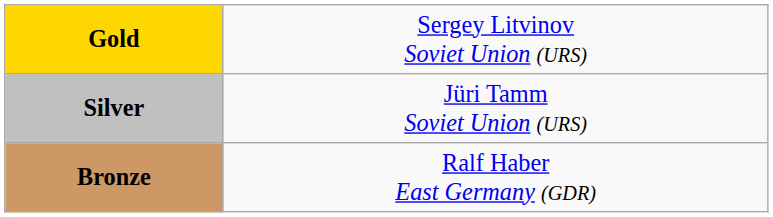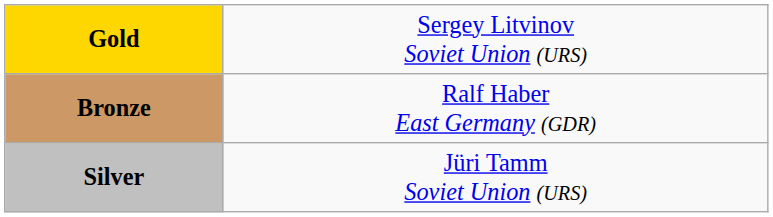rows swapped: (114, 107) <-> (114, 176)
